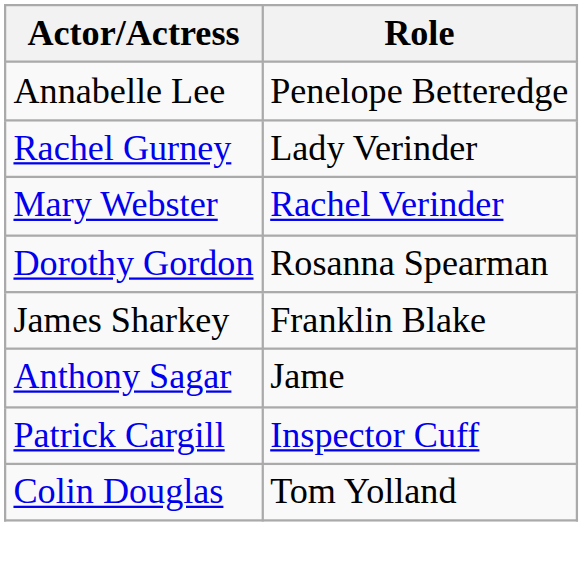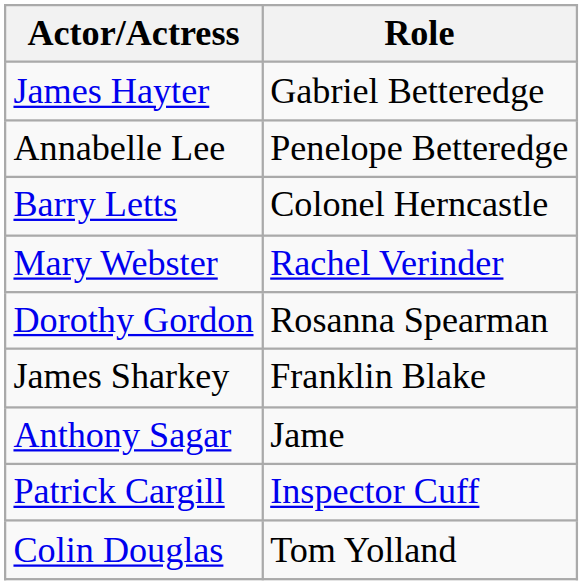+ row: (111, 90)
+ row: (95, 205)
- row: (122, 147)
